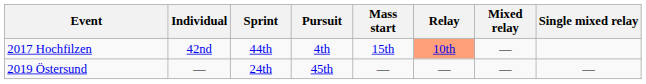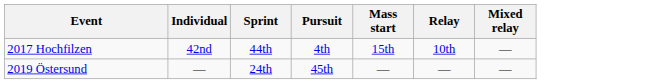- column: (589, 21)
(444, 48) lightsalmon background -> (444, 48) no background
